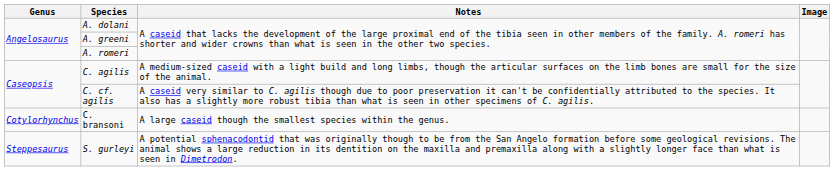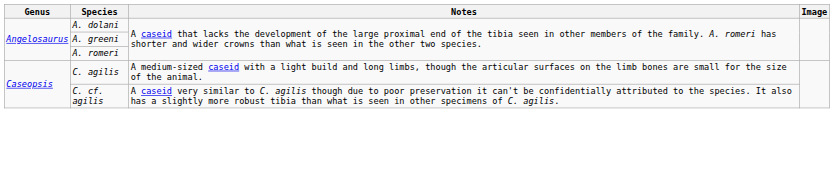- row: (103, 120)
- row: (109, 149)
